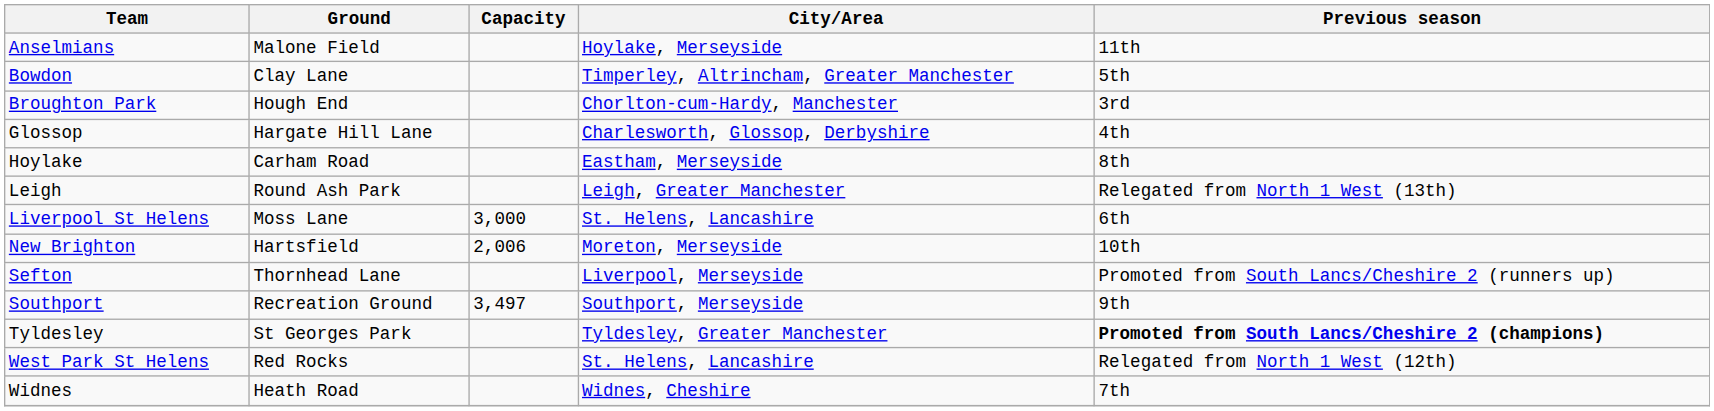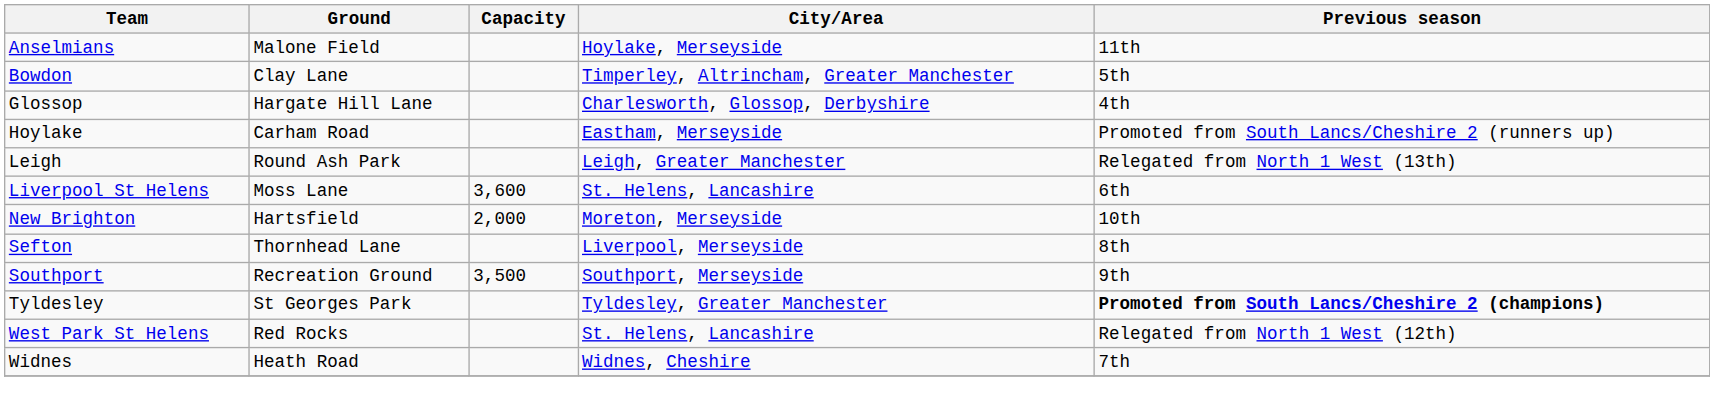- row: (83, 105)
(1114, 162) 8th -> (1357, 133) Promoted from South Lancs/Cheshire 2 (runners up)
(500, 219) 3,000 -> (500, 191) 3,600
(500, 248) 2,006 -> (500, 219) 2,000
(1357, 276) Promoted from South Lancs/Cheshire 2 (runners up) -> (1114, 248) 8th
(500, 305) 3,497 -> (500, 276) 3,500
